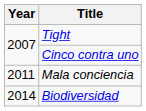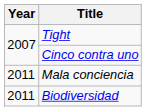(22, 95) 2014 -> (21, 95) 2011
